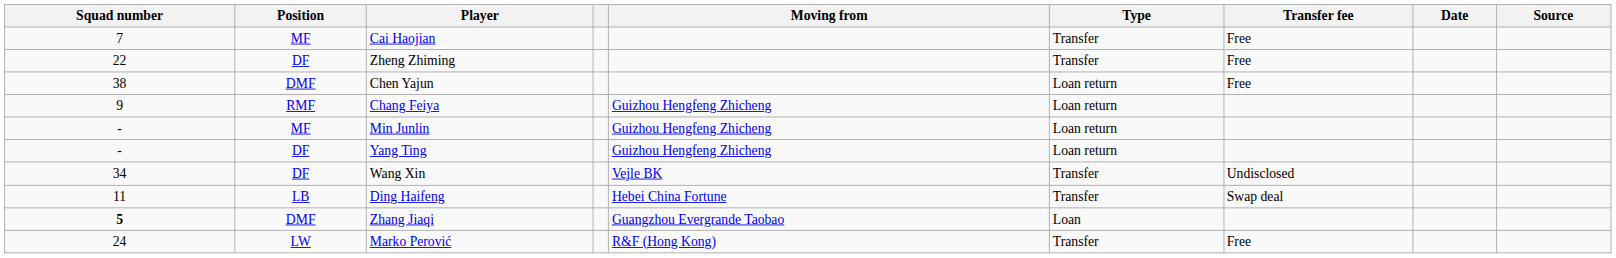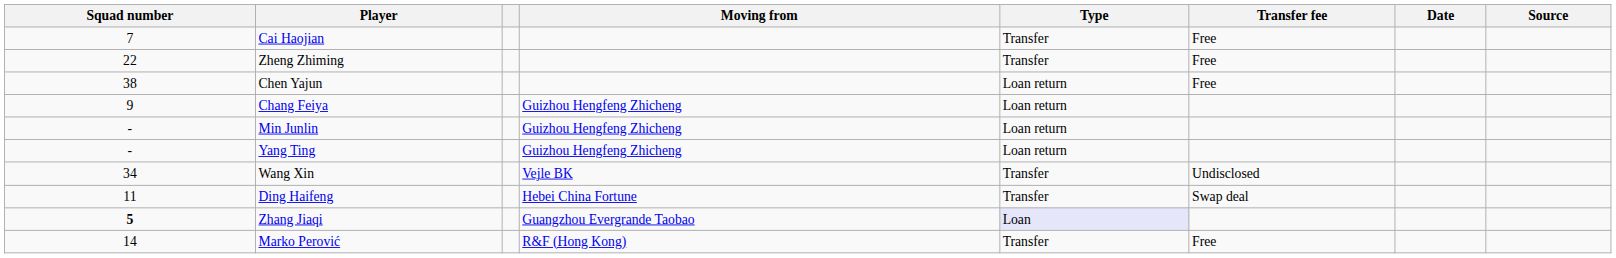- column: (301, 15)
(1067, 218) no background -> (1017, 218) lavender background
(120, 241) 24 -> (130, 241) 14
